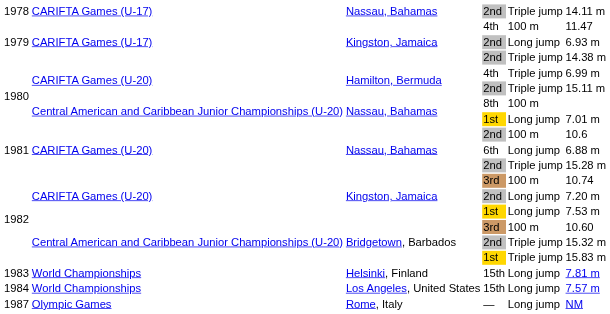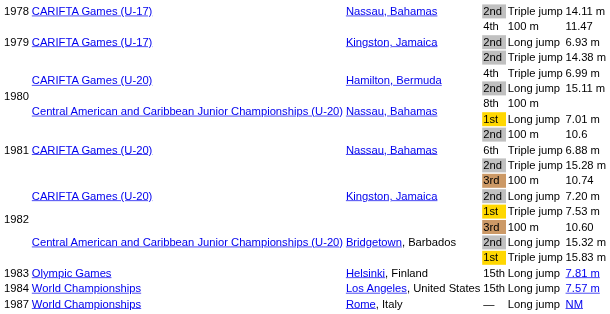(535, 88) Triple jump -> (534, 88) Long jump
(534, 150) Long jump -> (535, 150) Triple jump
(534, 211) Long jump -> (535, 211) Triple jump
(535, 242) Triple jump -> (534, 242) Long jump
(86, 273) World Championships -> (72, 273) Olympic Games
(72, 304) Olympic Games -> (86, 304) World Championships
